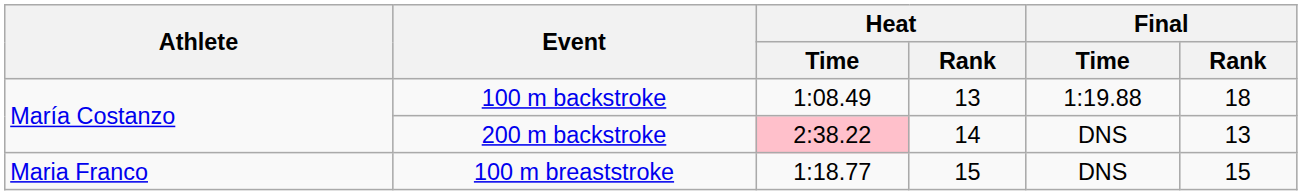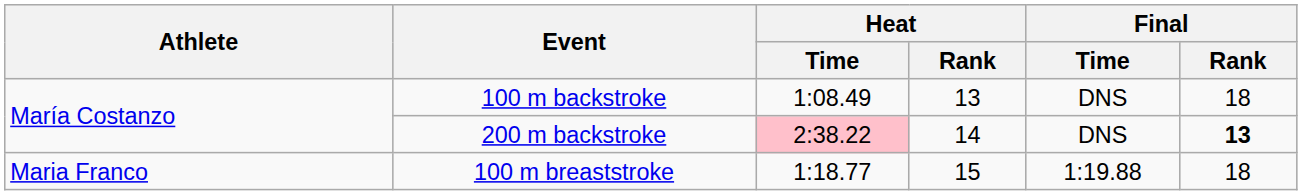(1103, 98) 1:19.88 -> (1103, 98) DNS
(1238, 135) normal -> (1238, 135) bold
(1103, 172) DNS -> (1103, 172) 1:19.88
(1238, 172) 15 -> (1238, 172) 18
